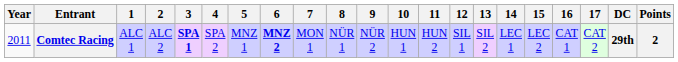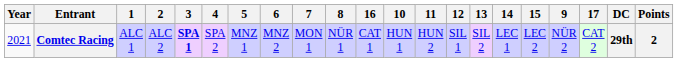columns swapped: (372, 13) <-> (567, 13)
(19, 40) 2011 -> (19, 40) 2021
(277, 40) bold -> (276, 40) normal
